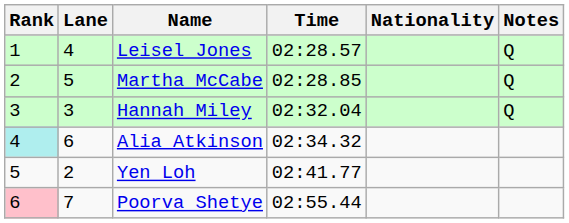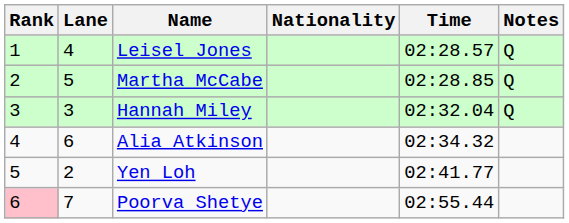columns swapped: (432, 20) <-> (317, 20)
(15, 142) paleturquoise background -> (15, 142) no background
